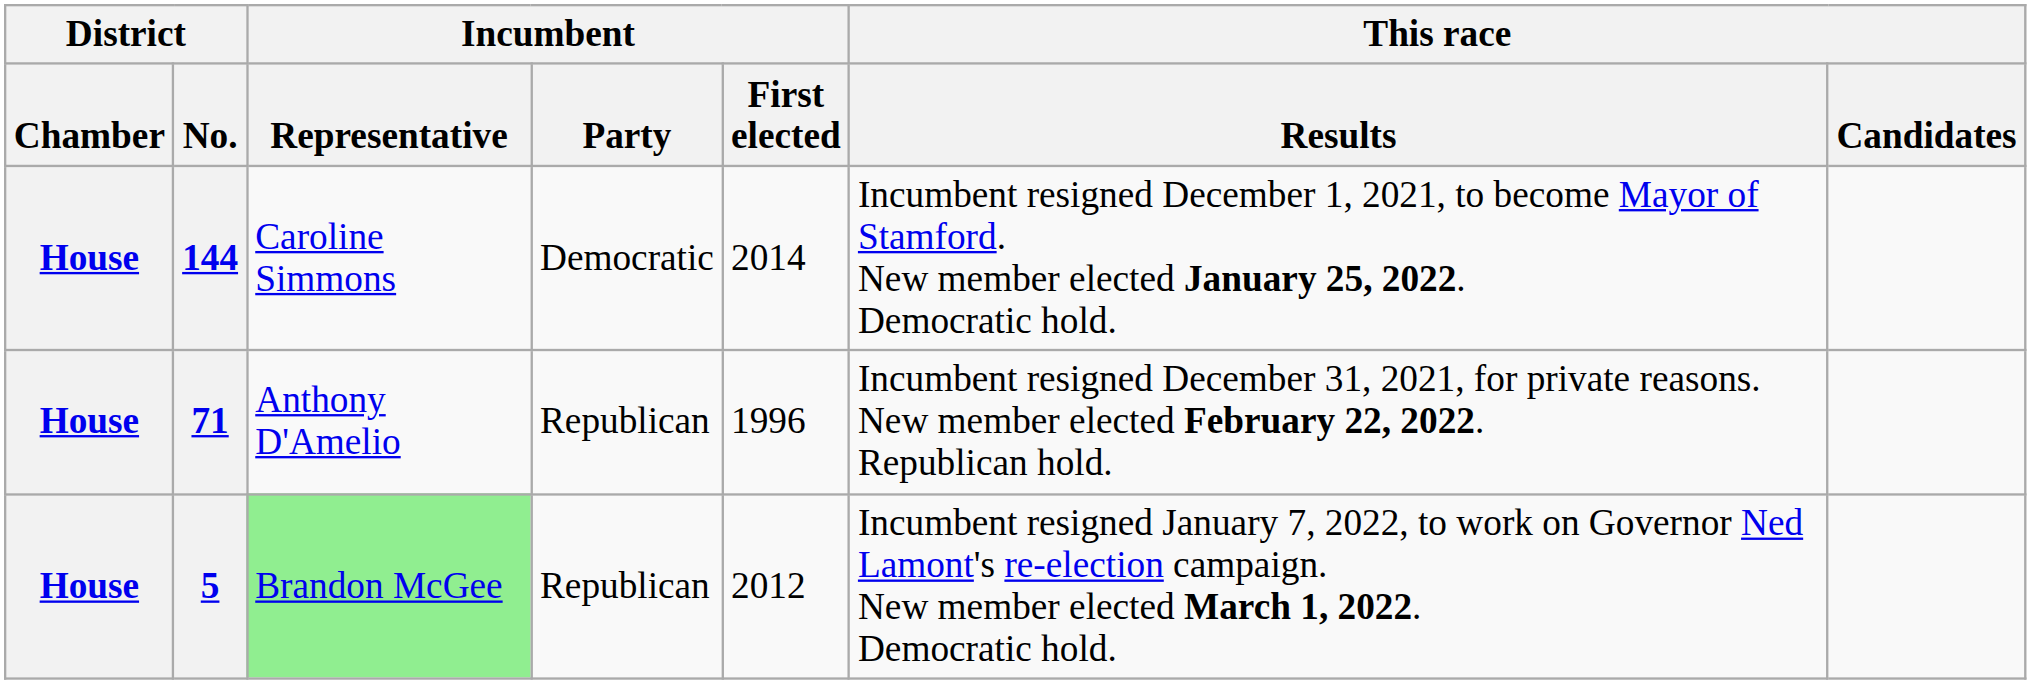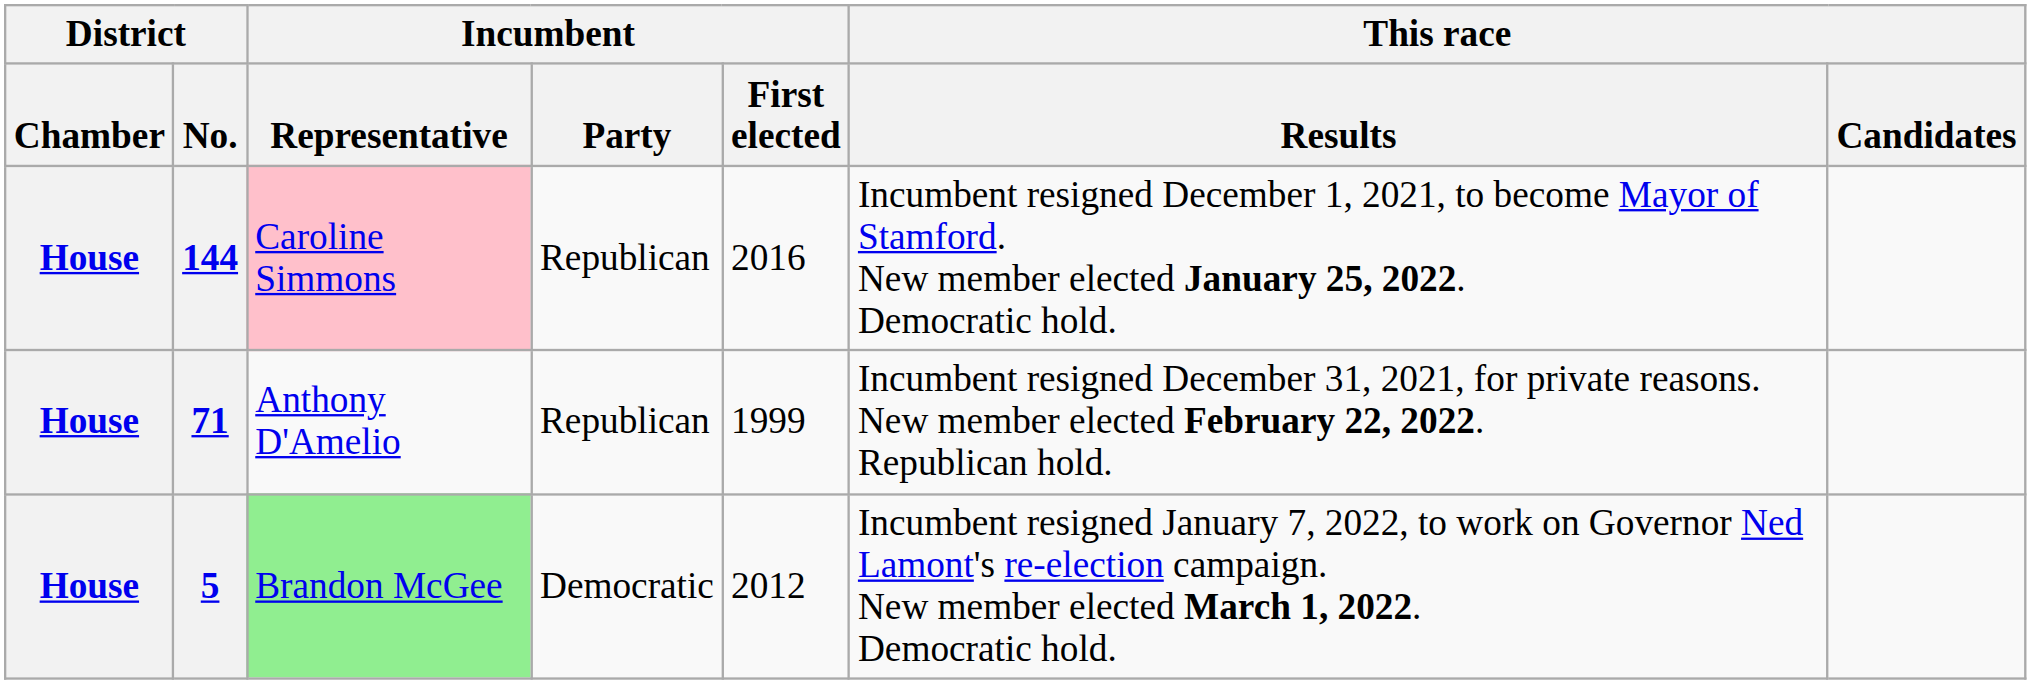(326, 257) no background -> (326, 257) pink background
(627, 257) Democratic -> (625, 257) Republican
(768, 257) 2014 -> (768, 257) 2016
(768, 421) 1996 -> (768, 421) 1999
(625, 585) Republican -> (627, 585) Democratic
